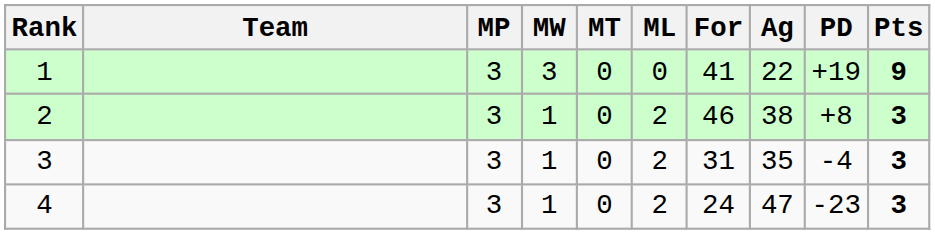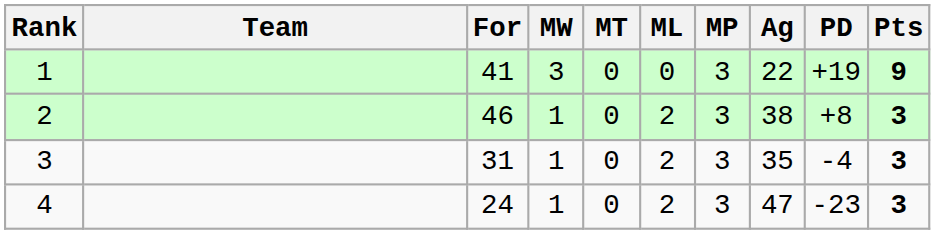columns swapped: (494, 27) <-> (719, 27)
